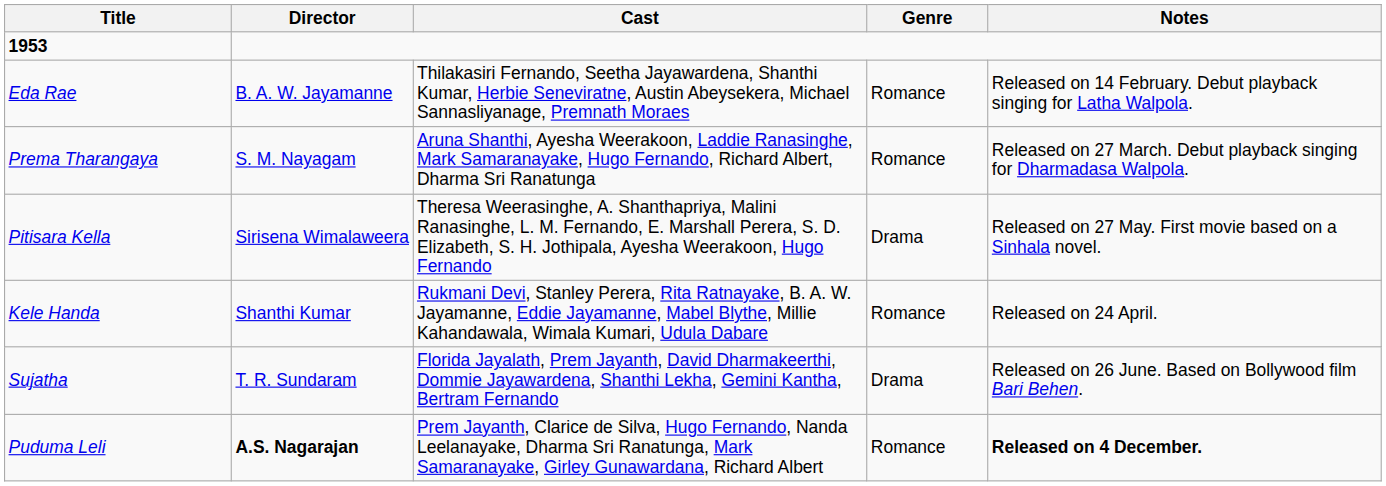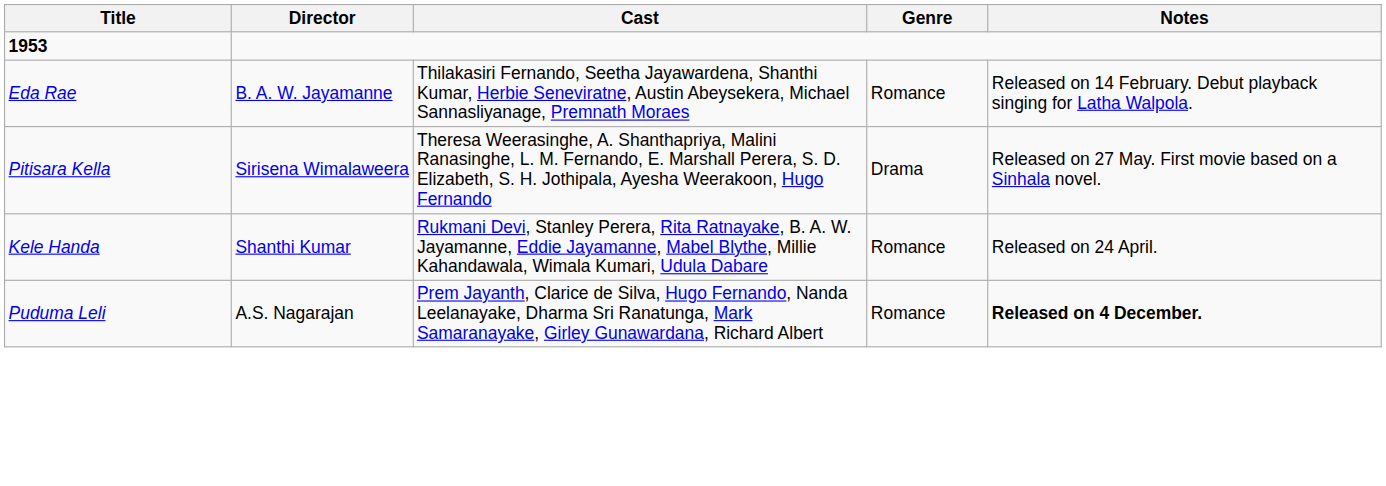- row: (83, 160)
- row: (38, 380)
(297, 447) bold -> (295, 313) normal
